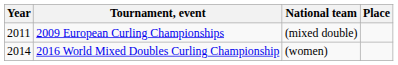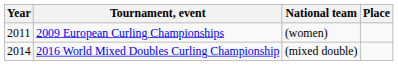(321, 32) (mixed double) -> (306, 32) (women)
(306, 51) (women) -> (321, 51) (mixed double)
